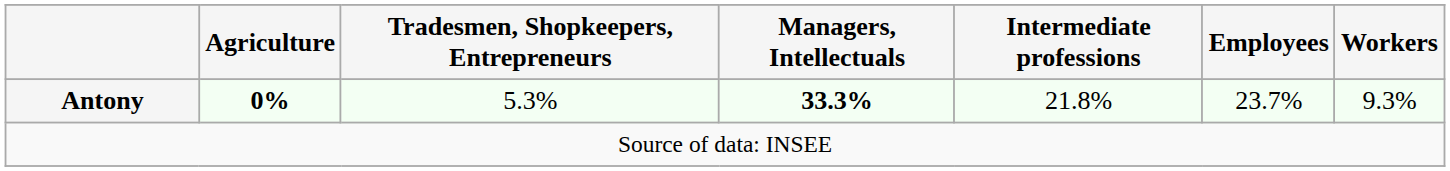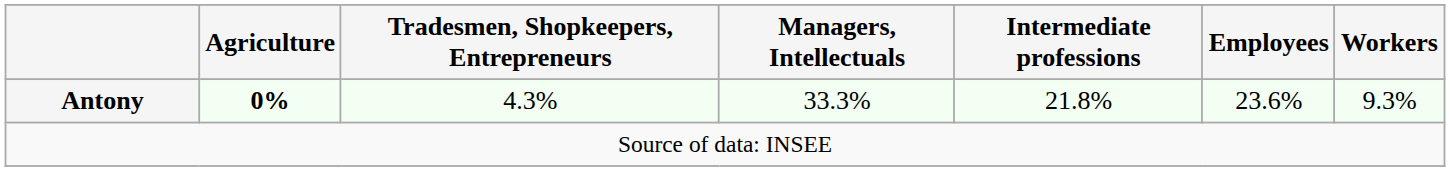(530, 101) 5.3% -> (530, 101) 4.3%
(837, 101) bold -> (837, 101) normal
(1269, 101) 23.7% -> (1269, 101) 23.6%
